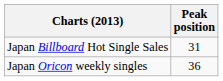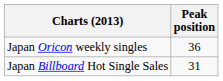rows swapped: (88, 47) <-> (77, 66)
